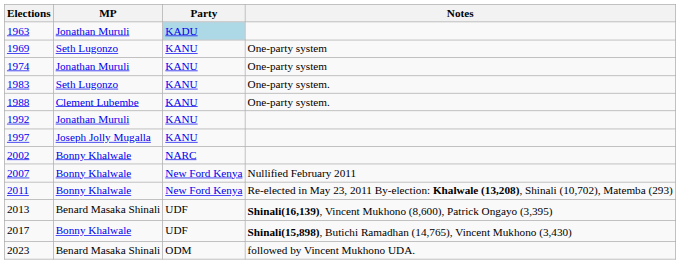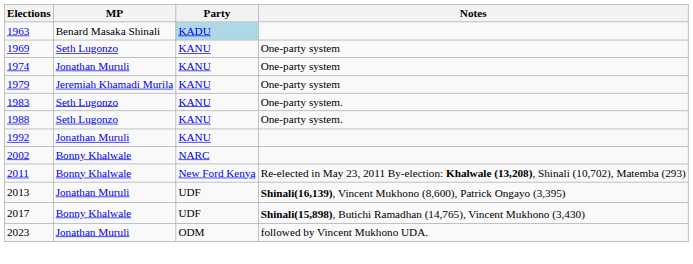(93, 31) Jonathan Muruli -> (108, 31) Benard Masaka Shinali
+ row: (18, 84)
(97, 102) Clement Lubembe -> (87, 119) Seth Lugonzo
- row: (18, 137)
- row: (18, 173)
(108, 210) Benard Masaka Shinali -> (93, 192) Jonathan Muruli
(108, 250) Benard Masaka Shinali -> (93, 232) Jonathan Muruli
